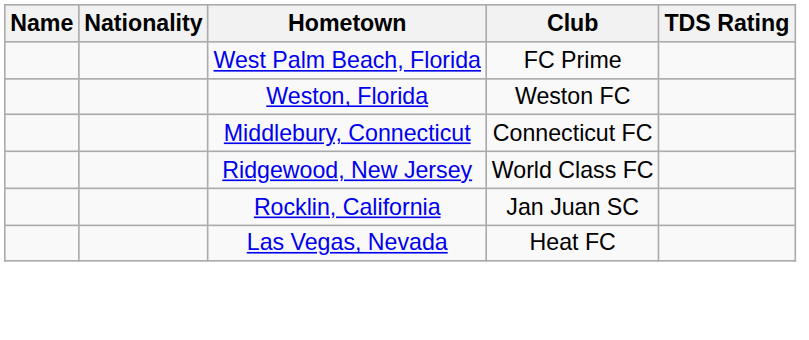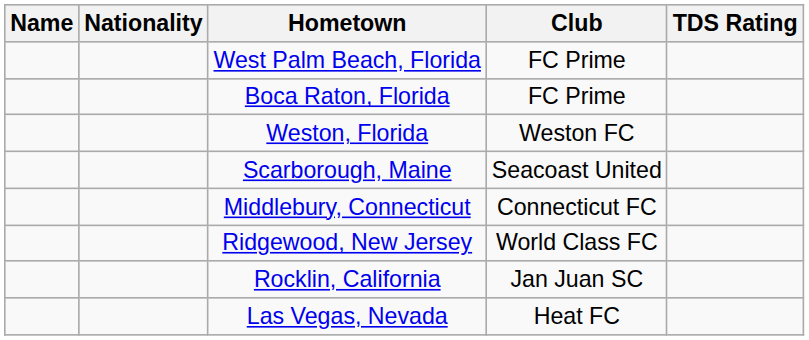+ row: (347, 97)
+ row: (347, 170)
